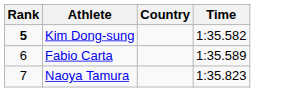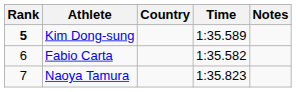+ column: (270, 14)
(221, 35) 1:35.582 -> (221, 35) 1:35.589
(221, 55) 1:35.589 -> (221, 55) 1:35.582
